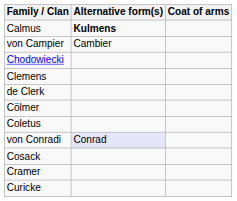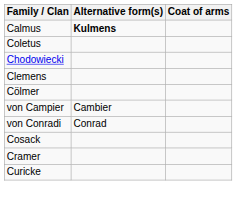rows swapped: (35, 44) <-> (24, 124)
- row: (25, 92)
(90, 140) lavender background -> (90, 124) no background
